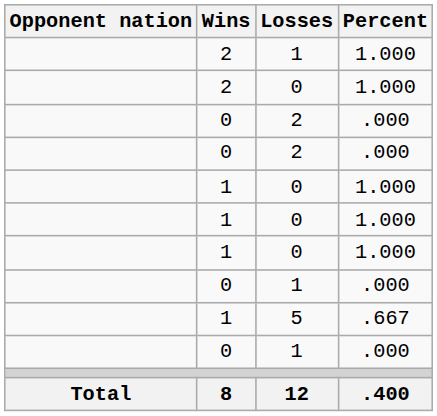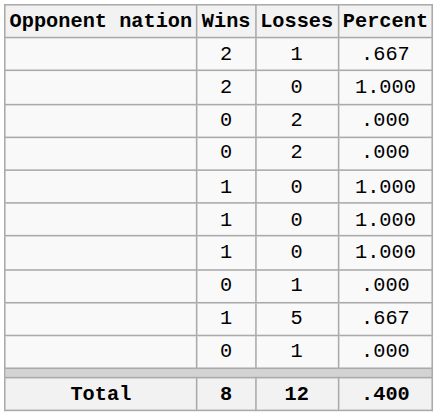(385, 54) 1.000 -> (385, 54) .667
